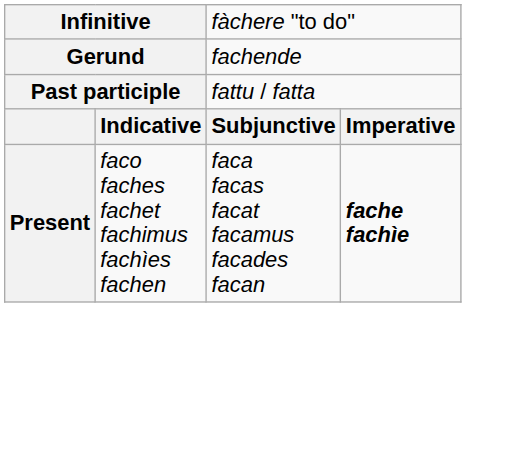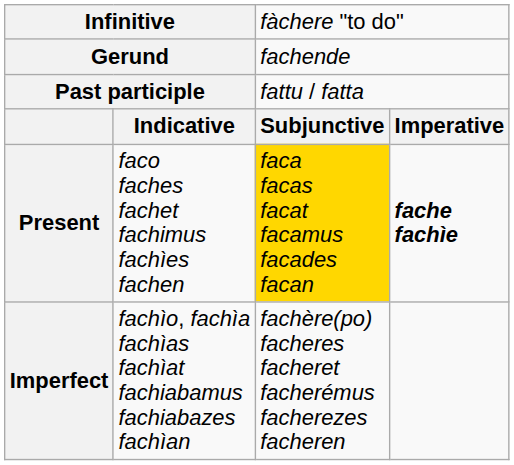(253, 222) no background -> (302, 222) gold background
+ row: (59, 380)
